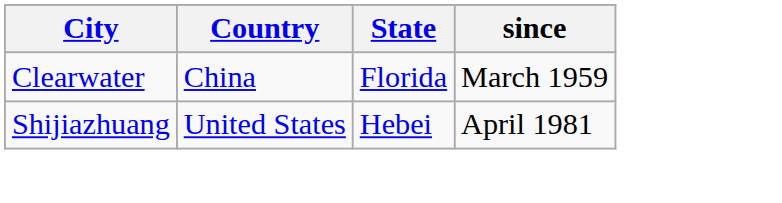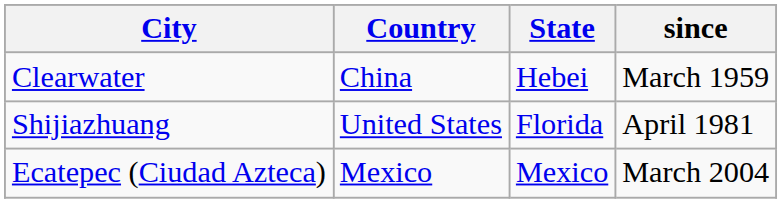(403, 76) Florida -> (552, 76) Hebei
(396, 124) Hebei -> (560, 124) Florida
+ row: (169, 172)
